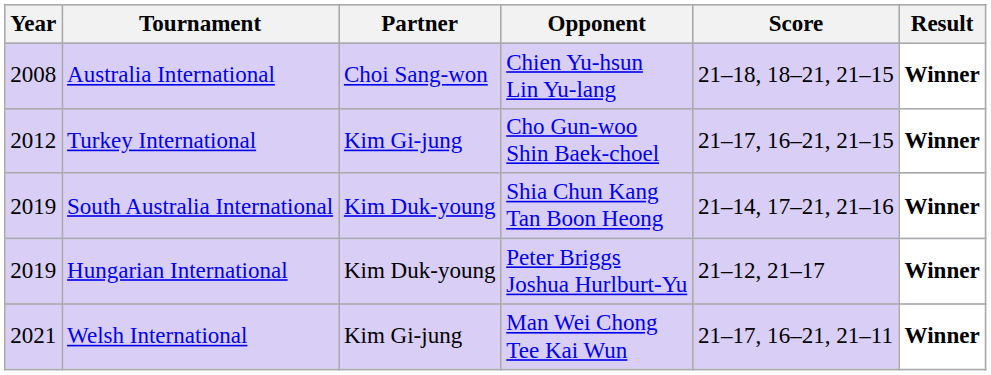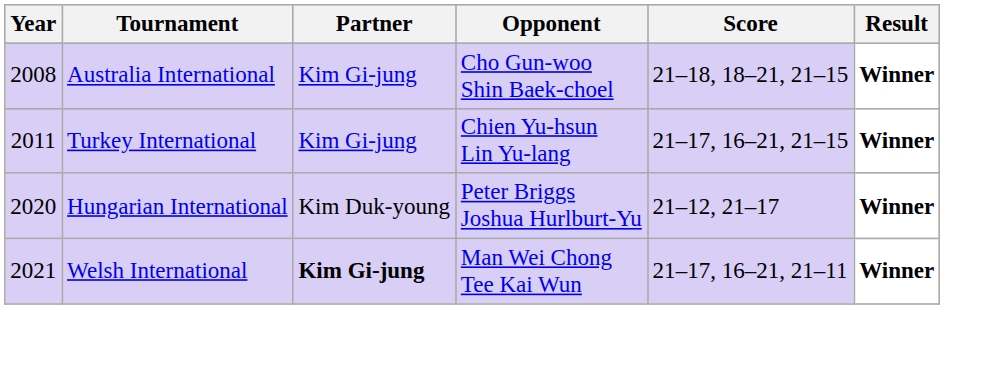(416, 75) Choi Sang-won -> (358, 75) Kim Gi-jung
(575, 75) Chien Yu-hsun Lin Yu-lang -> (537, 75) Cho Gun-woo Shin Baek-choel
(33, 140) 2012 -> (33, 140) 2011
(583, 140) Cho Gun-woo Shin Baek-choel -> (529, 140) Chien Yu-hsun Lin Yu-lang
- row: (200, 205)
(33, 271) 2019 -> (33, 205) 2020
(403, 336) normal -> (361, 271) bold
